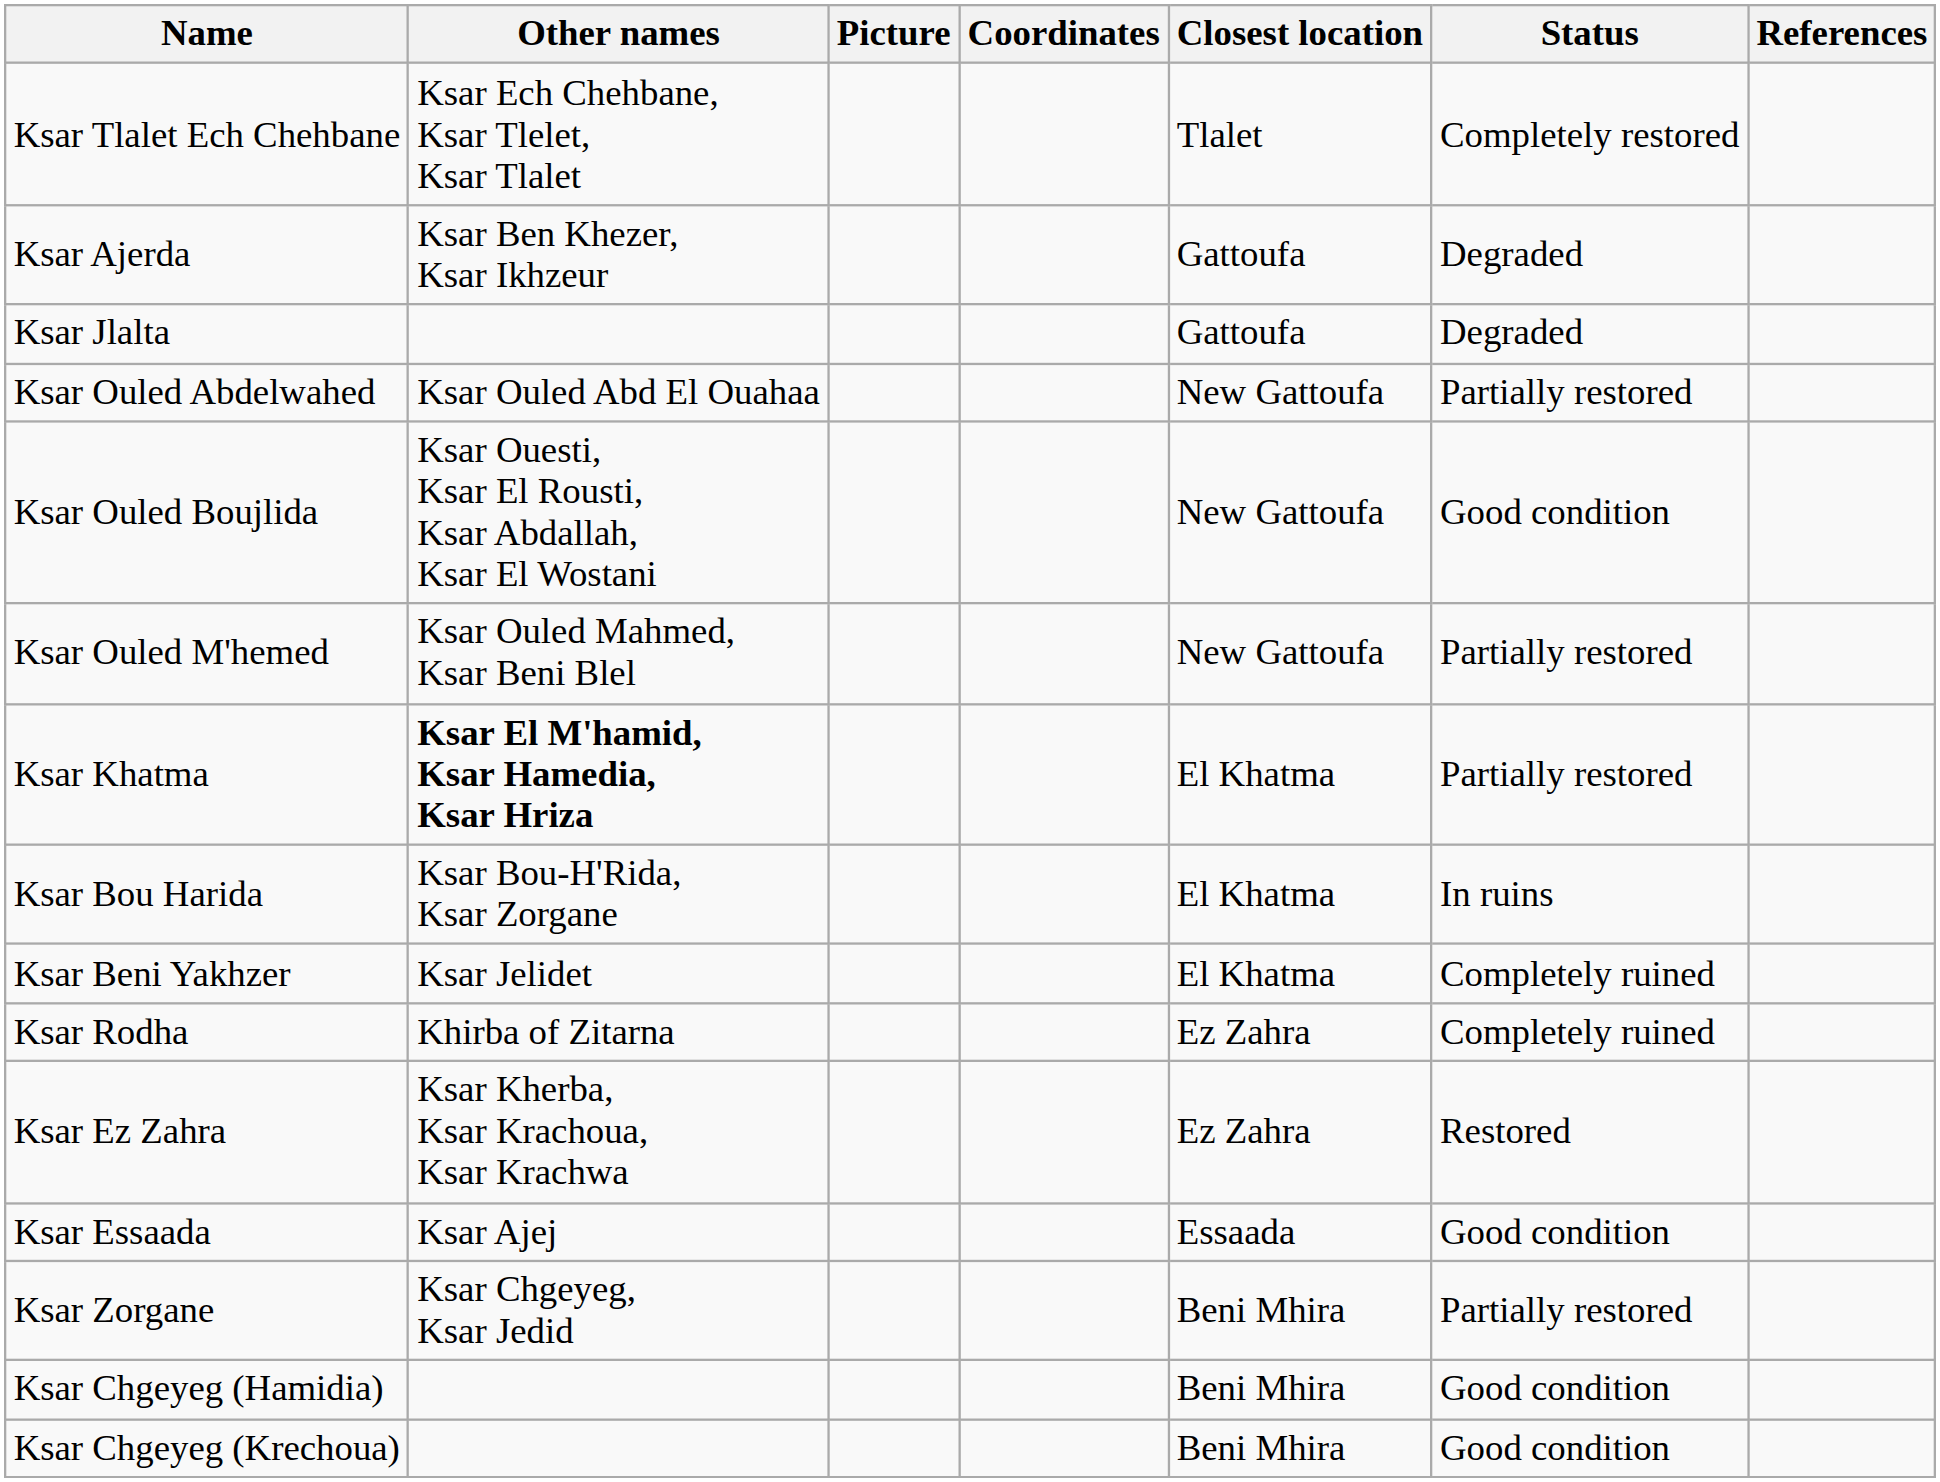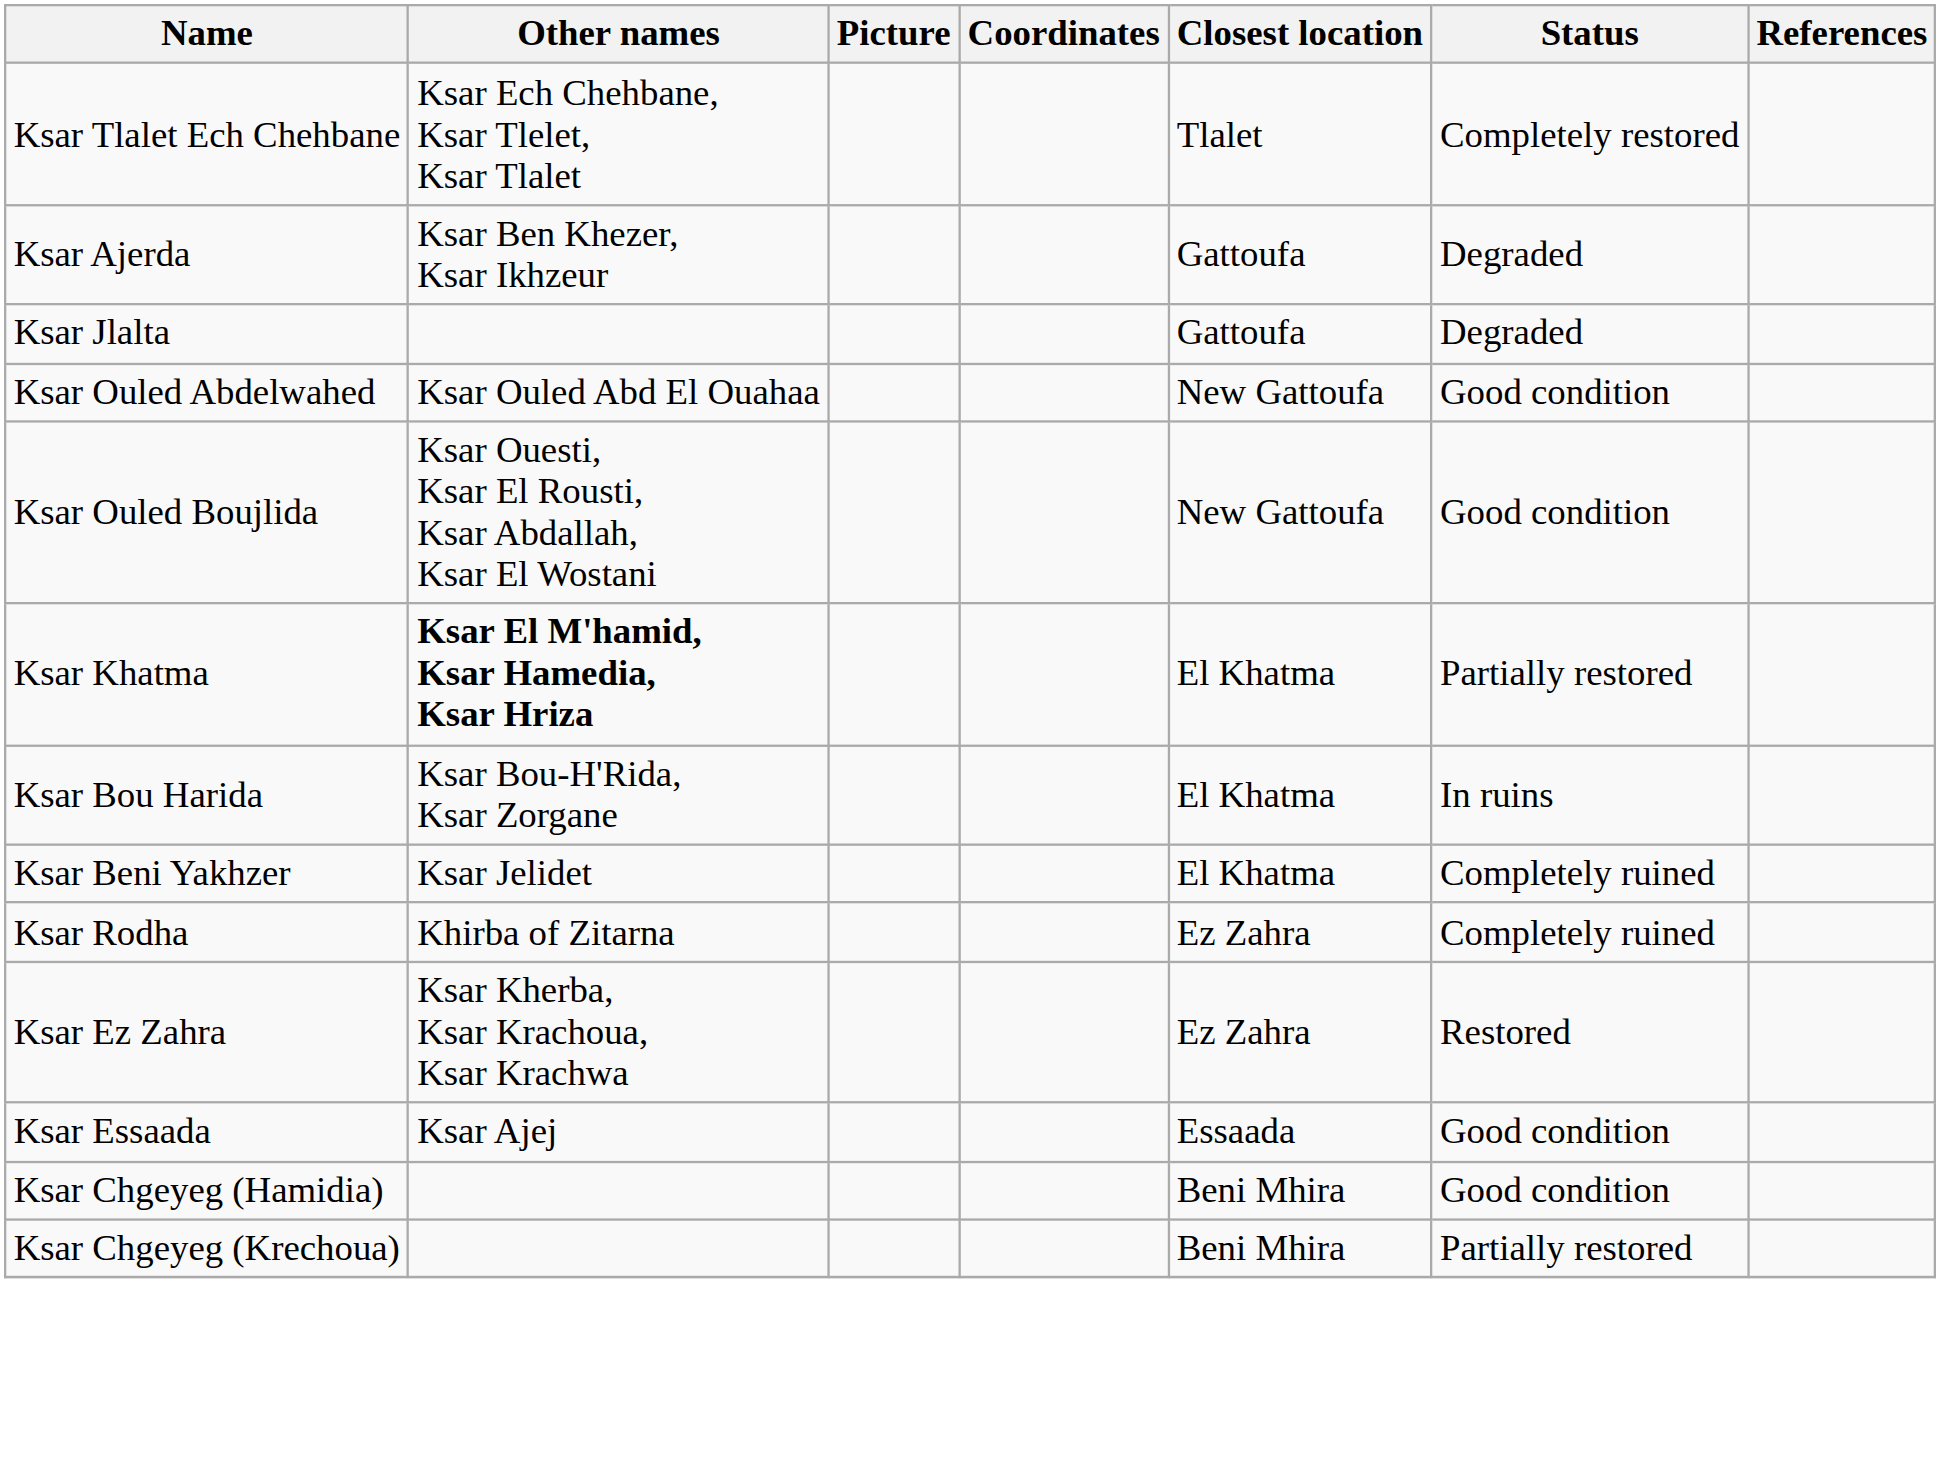(1566, 391) Partially restored -> (1555, 391) Good condition
- row: (171, 652)
- row: (114, 1309)
(1555, 1447) Good condition -> (1566, 1247) Partially restored
